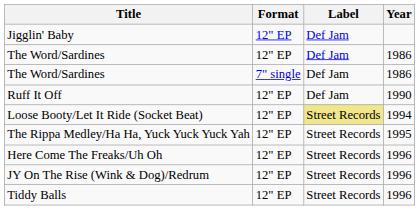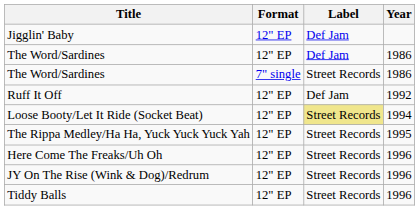(328, 74) Def Jam -> (343, 74) Street Records
(399, 94) 1990 -> (399, 94) 1992
